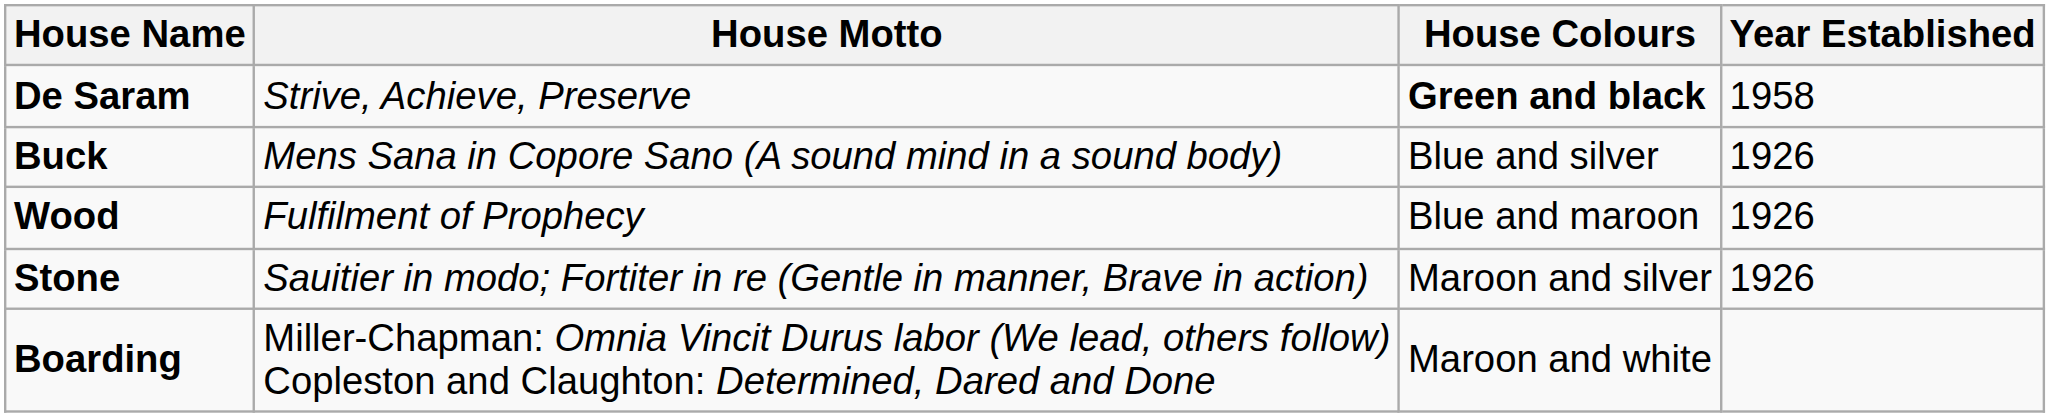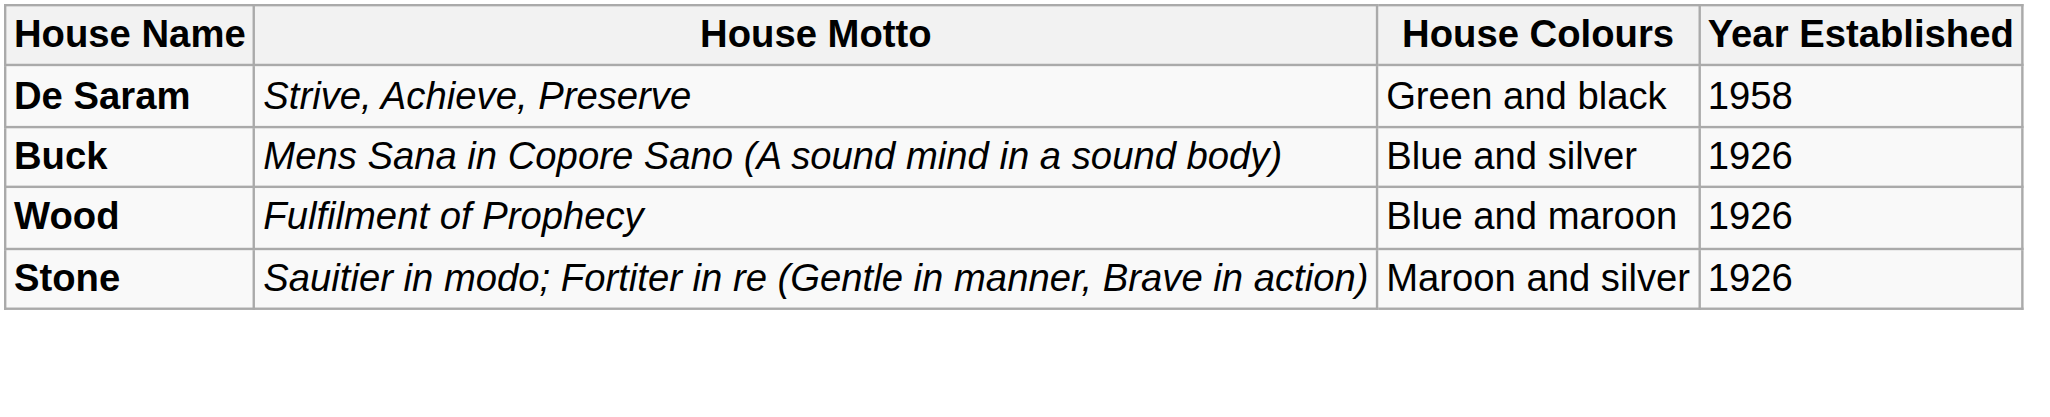(1557, 95) bold -> (1526, 95) normal
- row: (98, 359)
